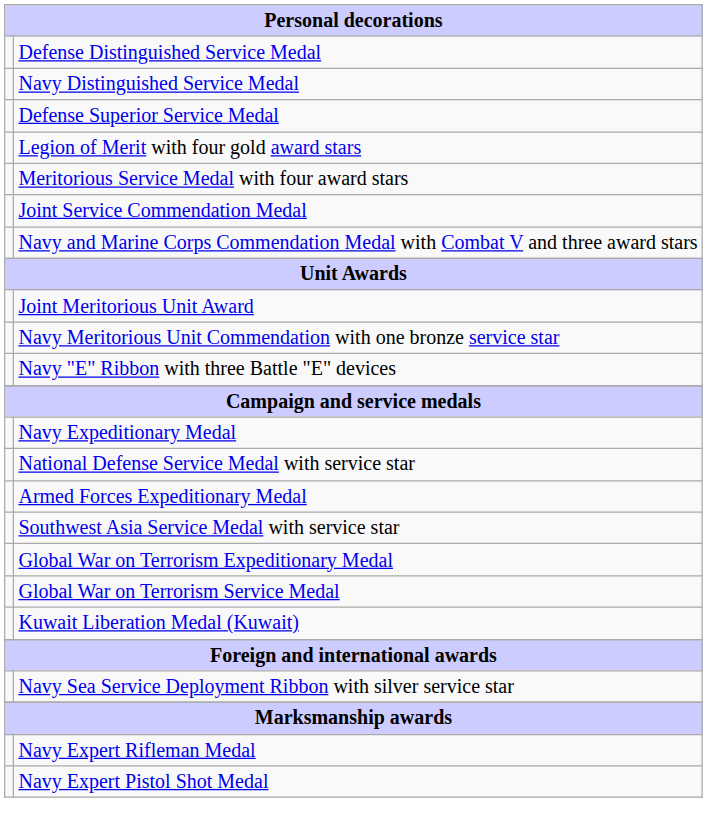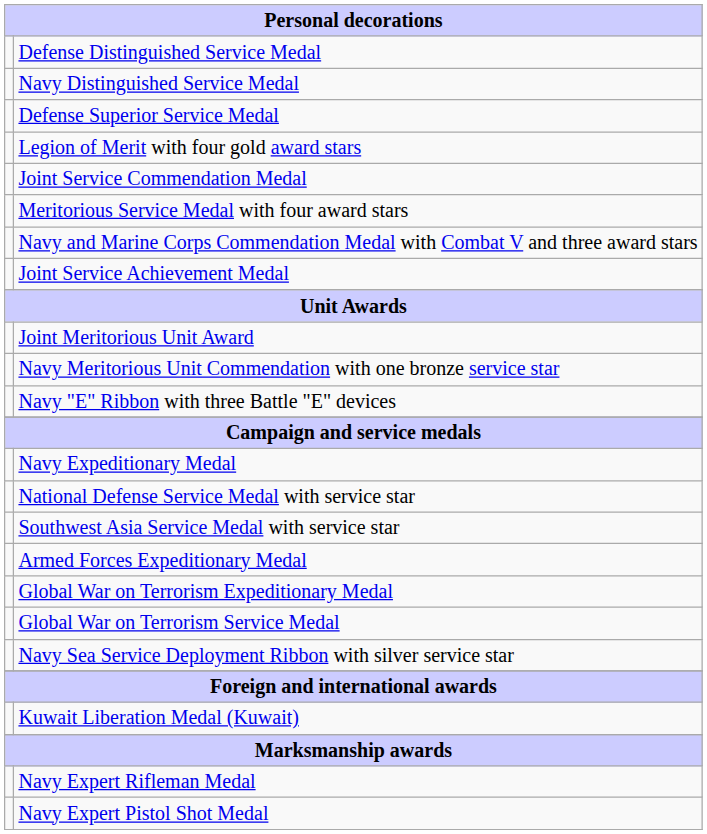rows swapped: (213, 178) <-> (163, 210)
+ row: (154, 274)
rows swapped: (163, 496) <-> (209, 527)
rows swapped: (266, 686) <-> (159, 623)
